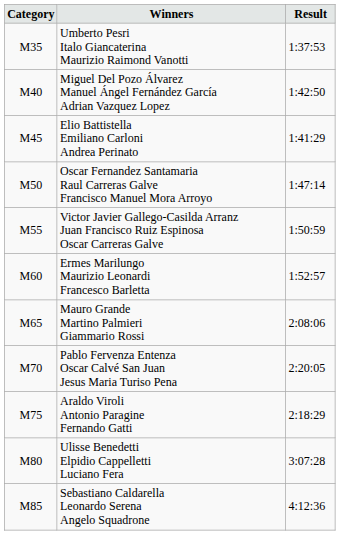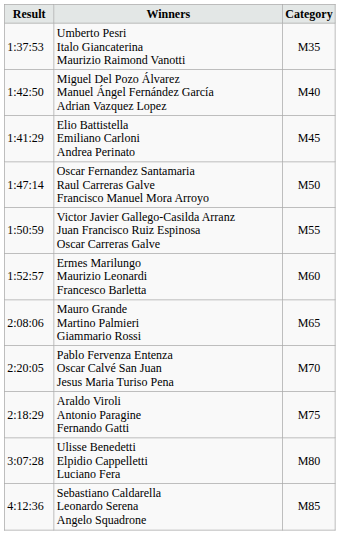columns swapped: (31, 14) <-> (311, 14)
